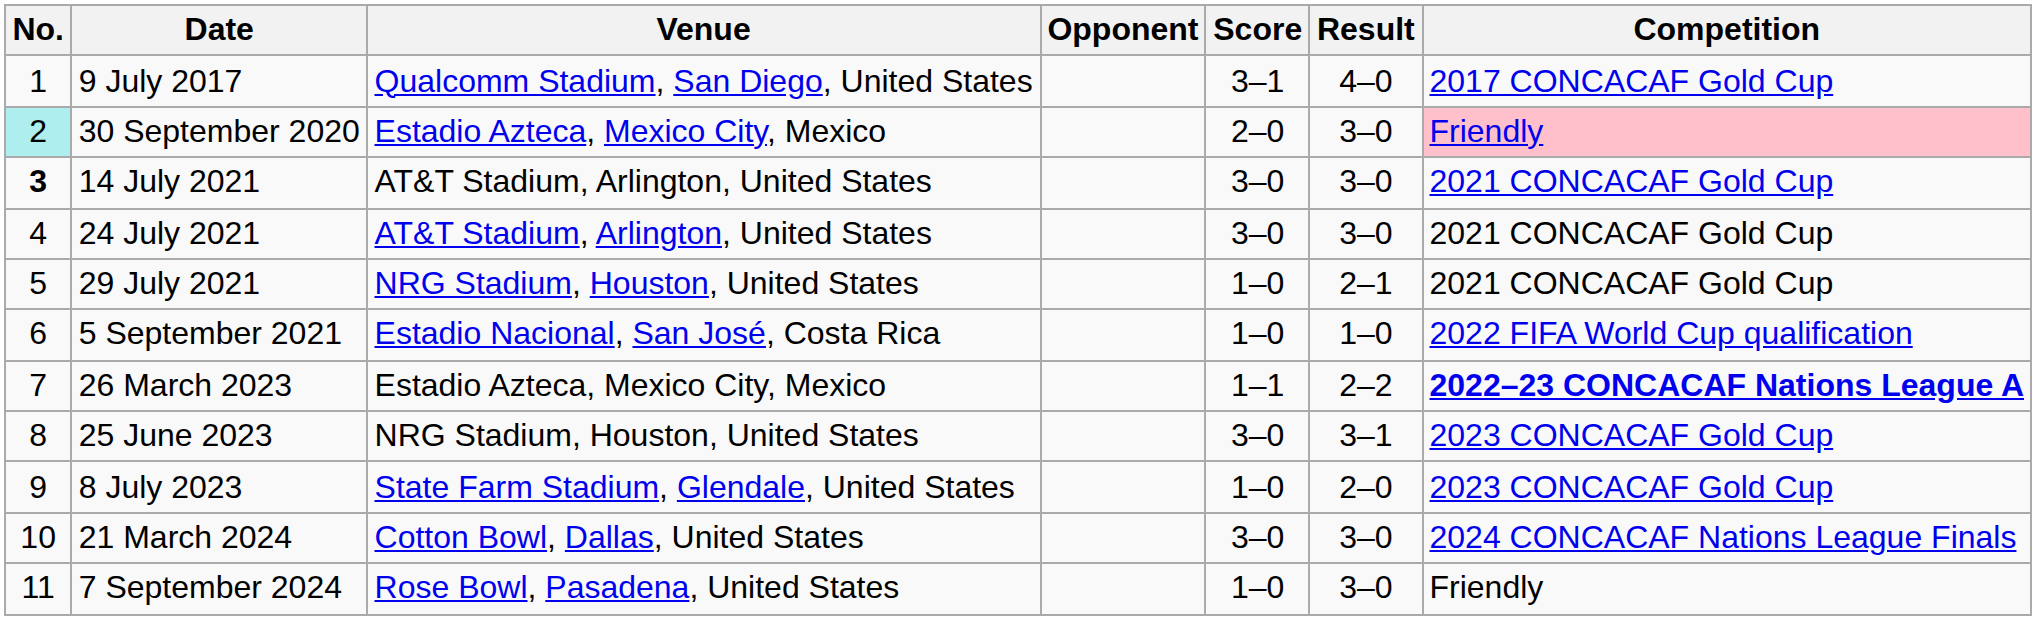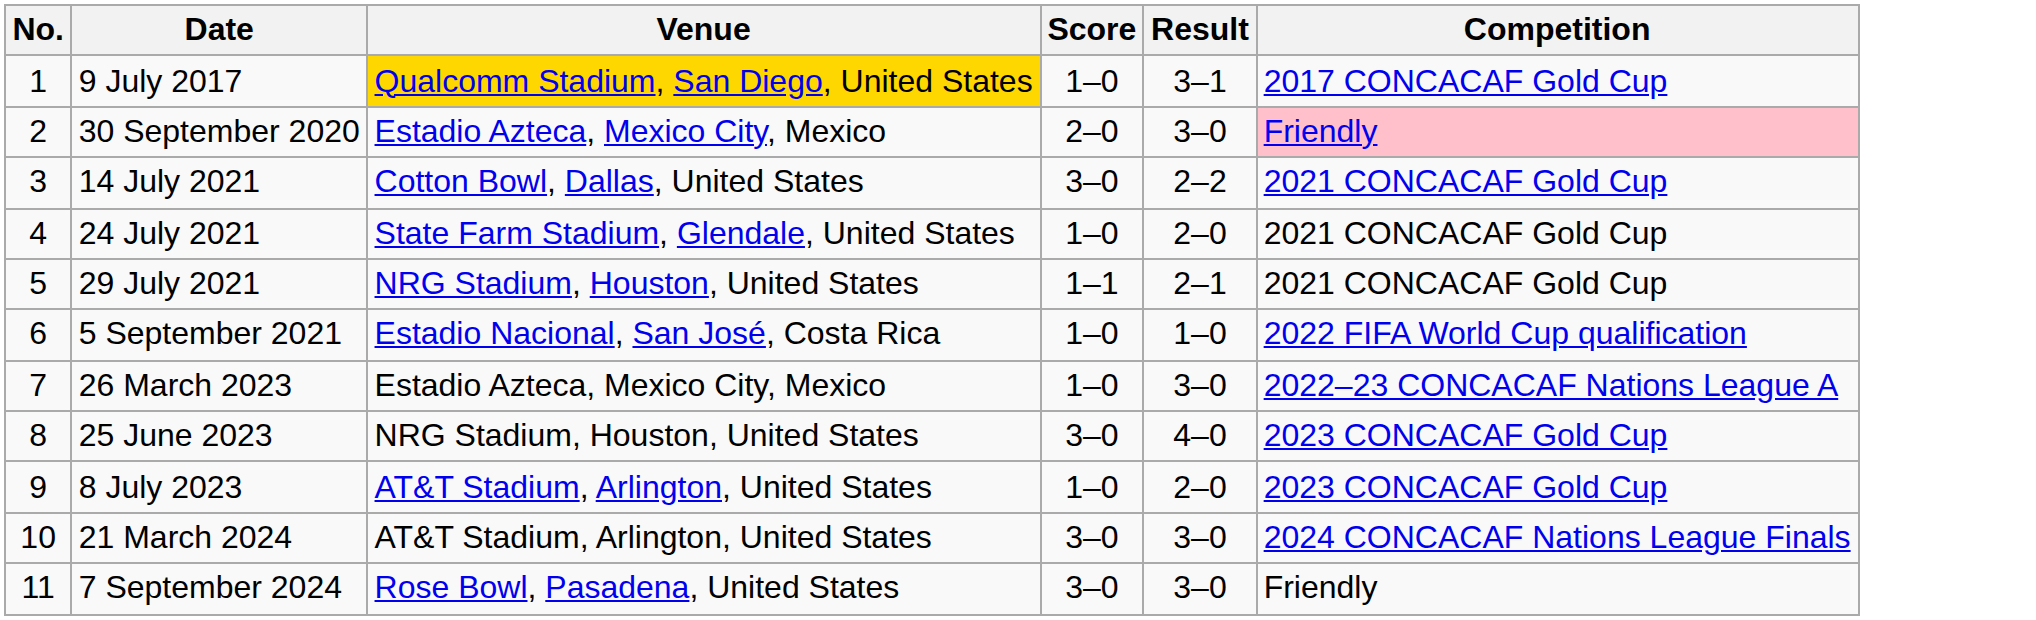- column: (1123, 29)
(704, 80) no background -> (704, 80) gold background
(1258, 80) 3–1 -> (1092, 80) 1–0
(1366, 80) 4–0 -> (1200, 80) 3–1
(38, 131) paleturquoise background -> (38, 131) no background
(38, 182) bold -> (38, 182) normal
(653, 182) AT&T Stadium, Arlington, United States -> (619, 182) Cotton Bowl, Dallas, United States
(1366, 182) 3–0 -> (1200, 182) 2–2
(653, 232) AT&T Stadium, Arlington, United States -> (695, 232) State Farm Stadium, Glendale, United States
(1258, 232) 3–0 -> (1092, 232) 1–0
(1366, 232) 3–0 -> (1200, 232) 2–0
(1258, 283) 1–0 -> (1092, 283) 1–1
(1258, 385) 1–1 -> (1092, 385) 1–0
(1366, 385) 2–2 -> (1200, 385) 3–0
(1727, 385) bold -> (1551, 385) normal
(1366, 435) 3–1 -> (1200, 435) 4–0
(695, 486) State Farm Stadium, Glendale, United States -> (653, 486) AT&T Stadium, Arlington, United States
(619, 537) Cotton Bowl, Dallas, United States -> (653, 537) AT&T Stadium, Arlington, United States
(1258, 588) 1–0 -> (1092, 588) 3–0
